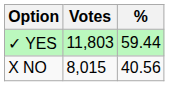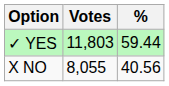(86, 68) 8,015 -> (86, 68) 8,055
